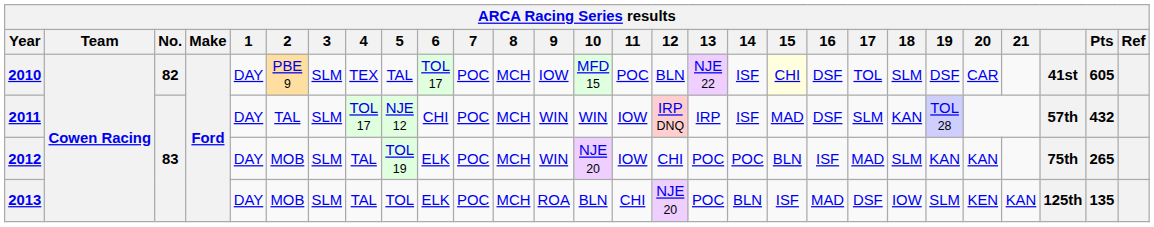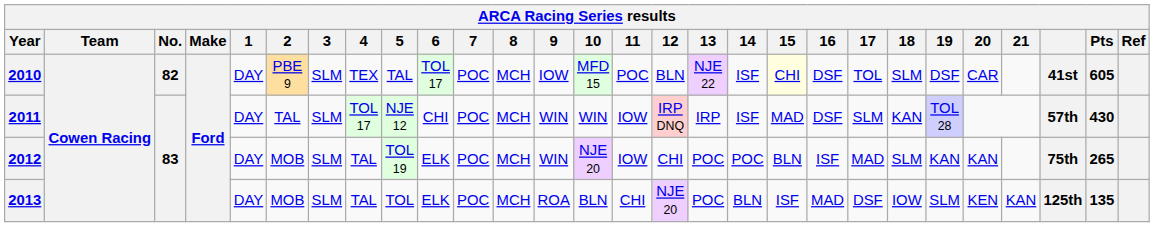(1102, 117) 432 -> (1102, 117) 430
